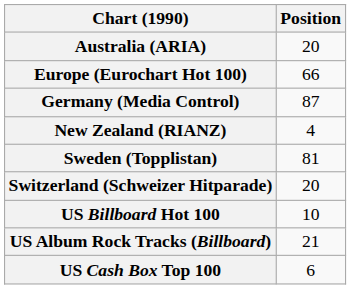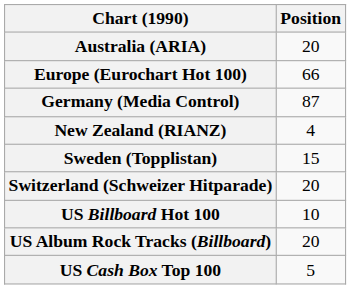(311, 158) 81 -> (311, 158) 15
(311, 241) 21 -> (311, 241) 20
(311, 269) 6 -> (311, 269) 5
